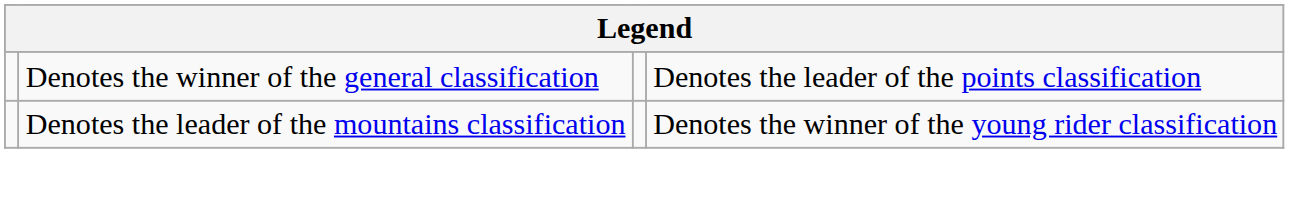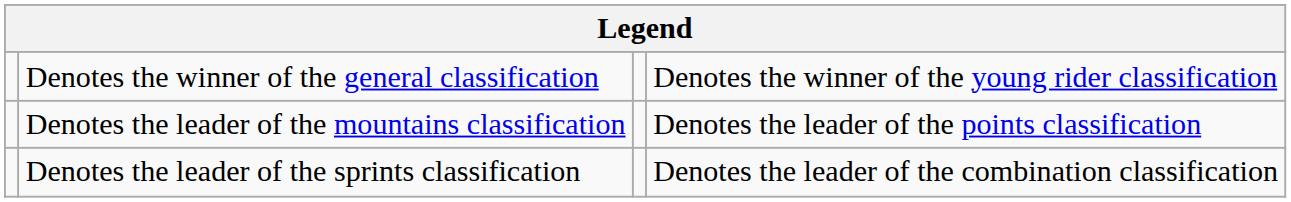(927, 76) Denotes the leader of the points classification -> (965, 76) Denotes the winner of the young rider classification
(965, 123) Denotes the winner of the young rider classification -> (927, 123) Denotes the leader of the points classification
+ row: (303, 171)
